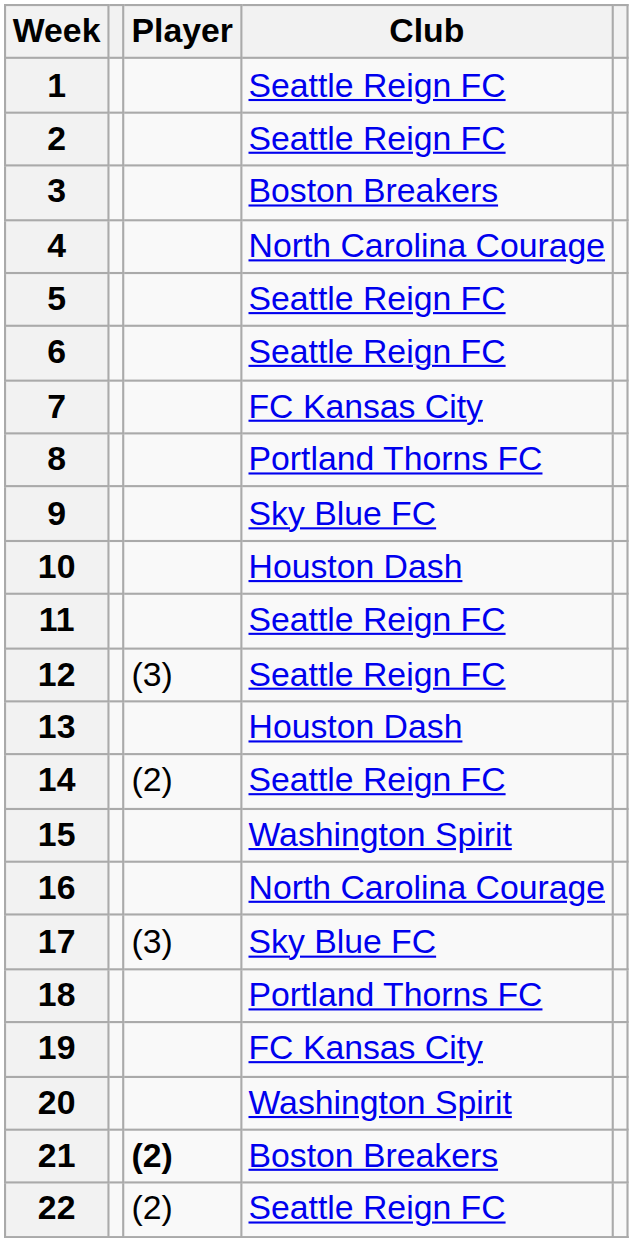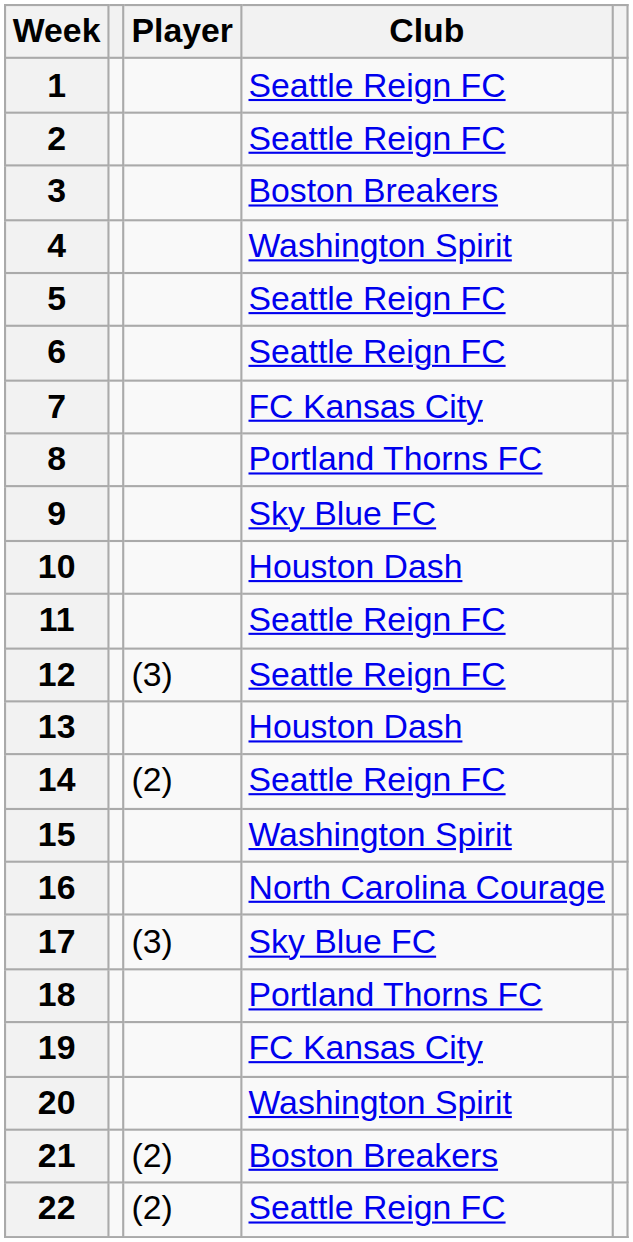(427, 245) North Carolina Courage -> (380, 245) Washington Spirit
(152, 1155) bold -> (152, 1155) normal
